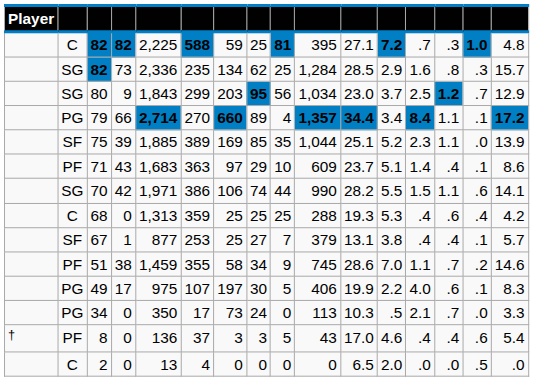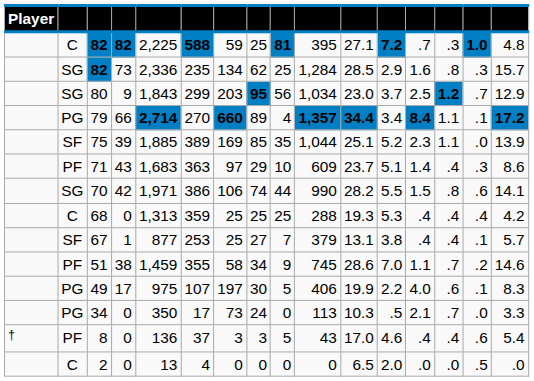(481, 167) .1 -> (481, 167) .3
(449, 191) 1.1 -> (453, 191) .8
(453, 215) .6 -> (453, 215) .4
